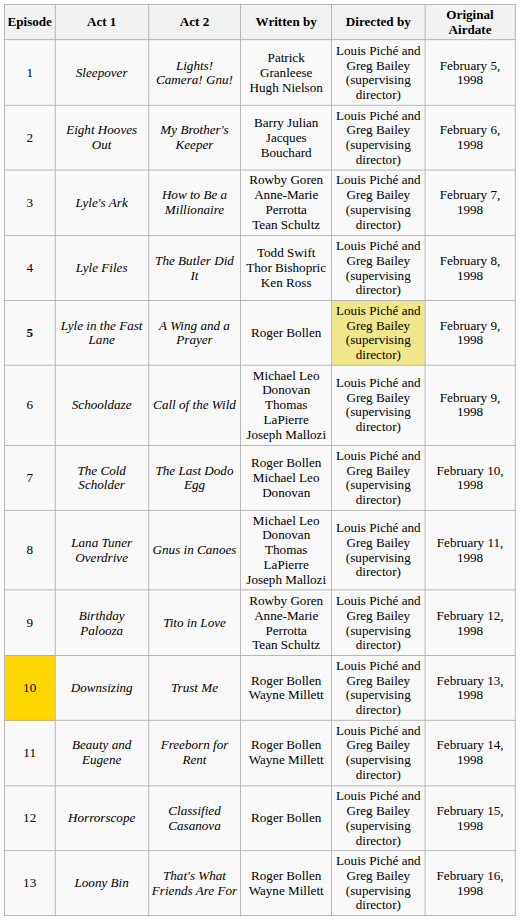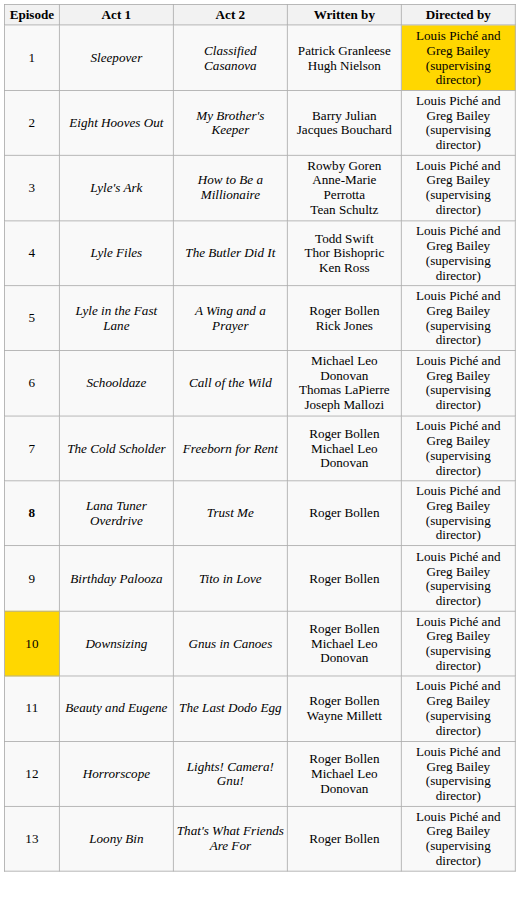- column: (470, 22)
(194, 72) Lights! Camera! Gnu! -> (230, 57) Classified Casanova
(378, 72) no background -> (458, 57) gold background
(30, 332) bold -> (32, 318) normal
(286, 332) Roger Bollen -> (344, 318) Roger Bollen Rick Jones
(378, 332) khaki background -> (458, 318) no background
(194, 477) The Last Dodo Egg -> (230, 448) Freeborn for Rent
(30, 550) normal -> (32, 513) bold
(194, 550) Gnus in Canoes -> (230, 513) Trust Me
(286, 550) Michael Leo Donovan Thomas LaPierre Joseph Mallozi -> (344, 513) Roger Bollen
(286, 622) Rowby Goren Anne-Marie Perrotta Tean Schultz -> (344, 578) Roger Bollen
(194, 687) Trust Me -> (230, 643) Gnus in Canoes
(286, 687) Roger Bollen Wayne Millett -> (344, 643) Roger Bollen Michael Leo Donovan
(194, 753) Freeborn for Rent -> (230, 708) The Last Dodo Egg
(194, 818) Classified Casanova -> (230, 773) Lights! Camera! Gnu!
(286, 818) Roger Bollen -> (344, 773) Roger Bollen Michael Leo Donovan
(286, 883) Roger Bollen Wayne Millett -> (344, 838) Roger Bollen
